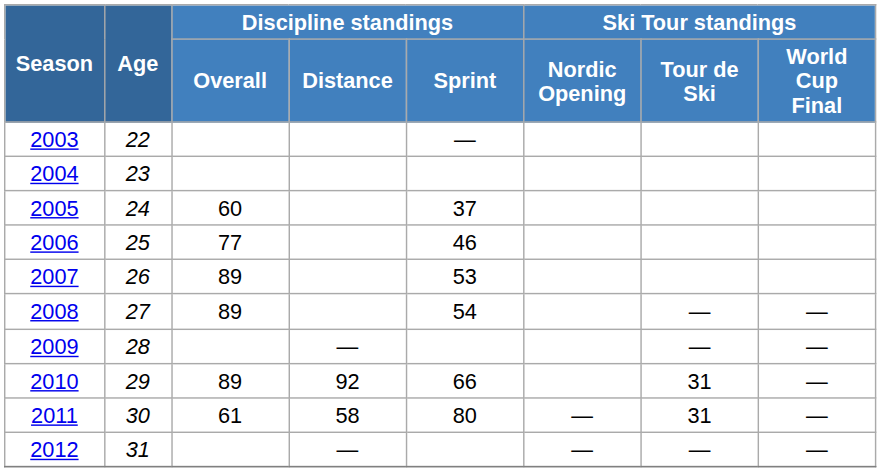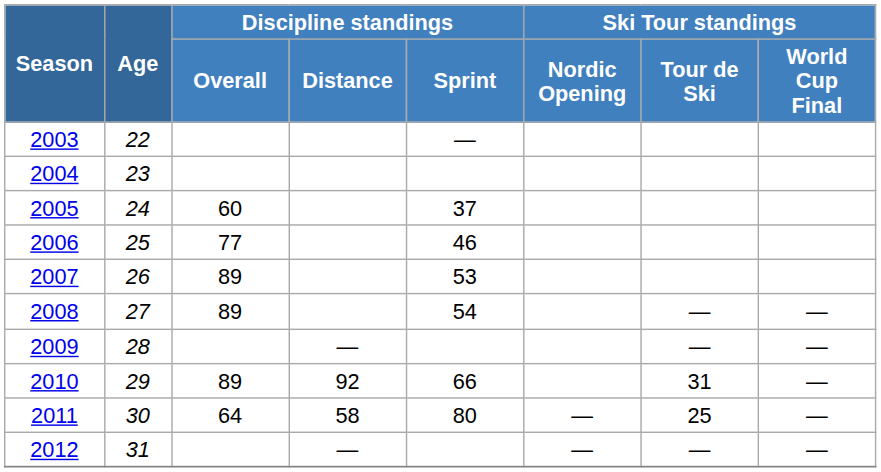(230, 415) 61 -> (230, 415) 64
(700, 415) 31 -> (700, 415) 25
